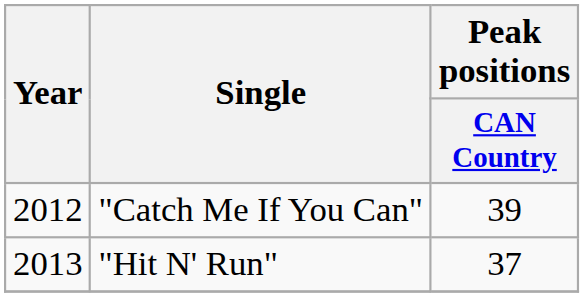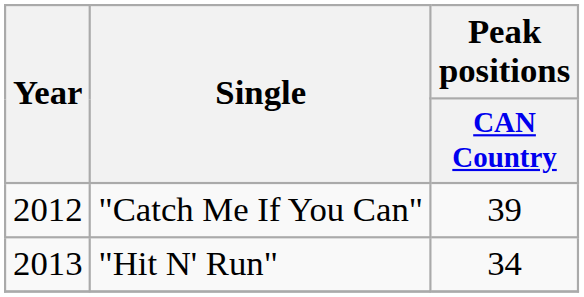(505, 264) 37 -> (505, 264) 34
